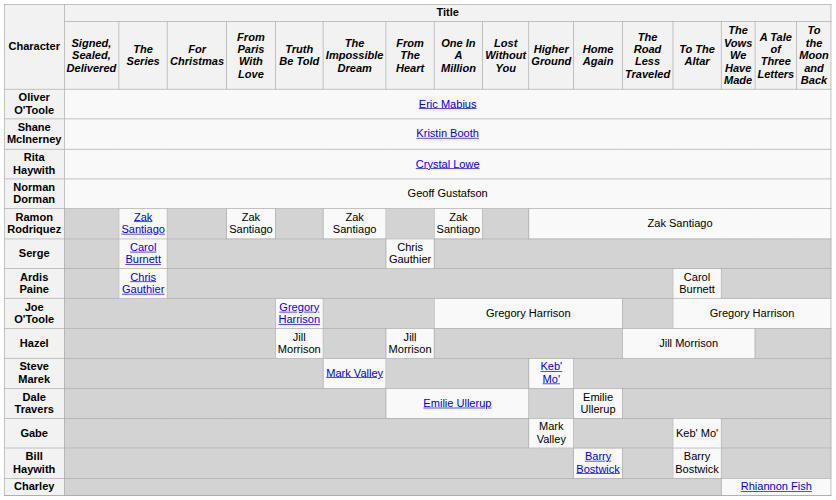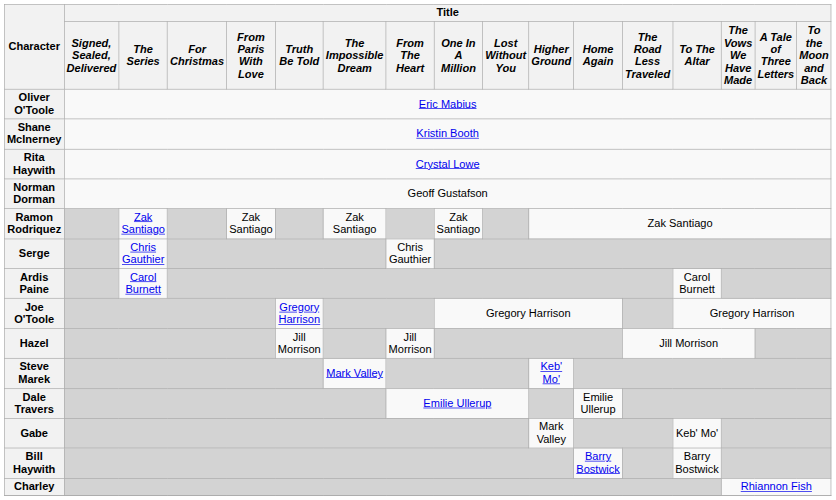(143, 253) Carol Burnett -> (143, 253) Chris Gauthier
(143, 283) Chris Gauthier -> (143, 283) Carol Burnett
